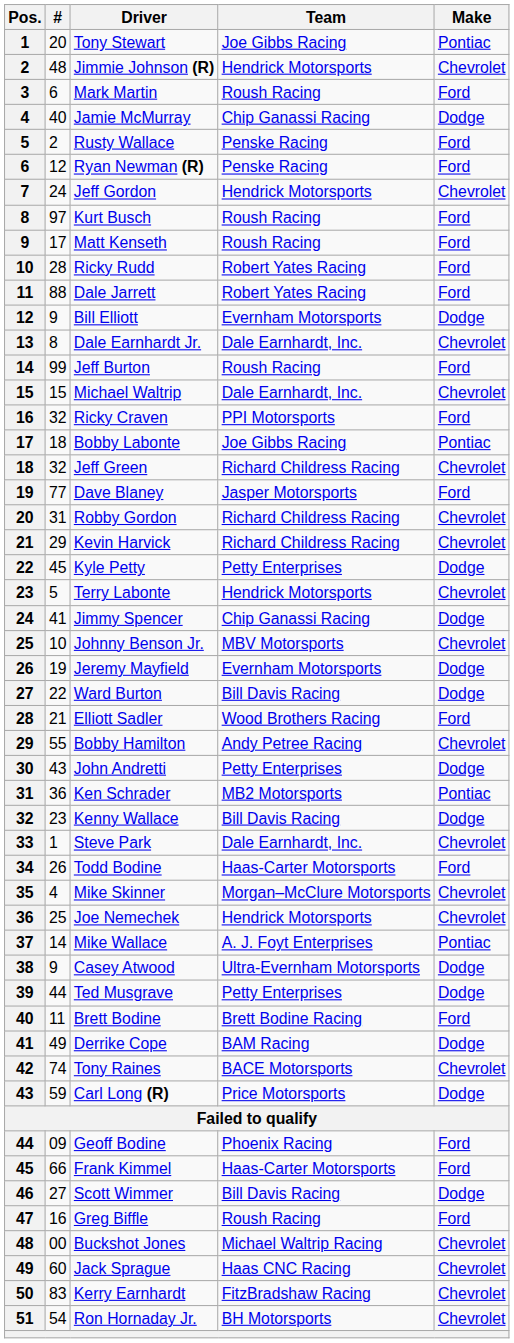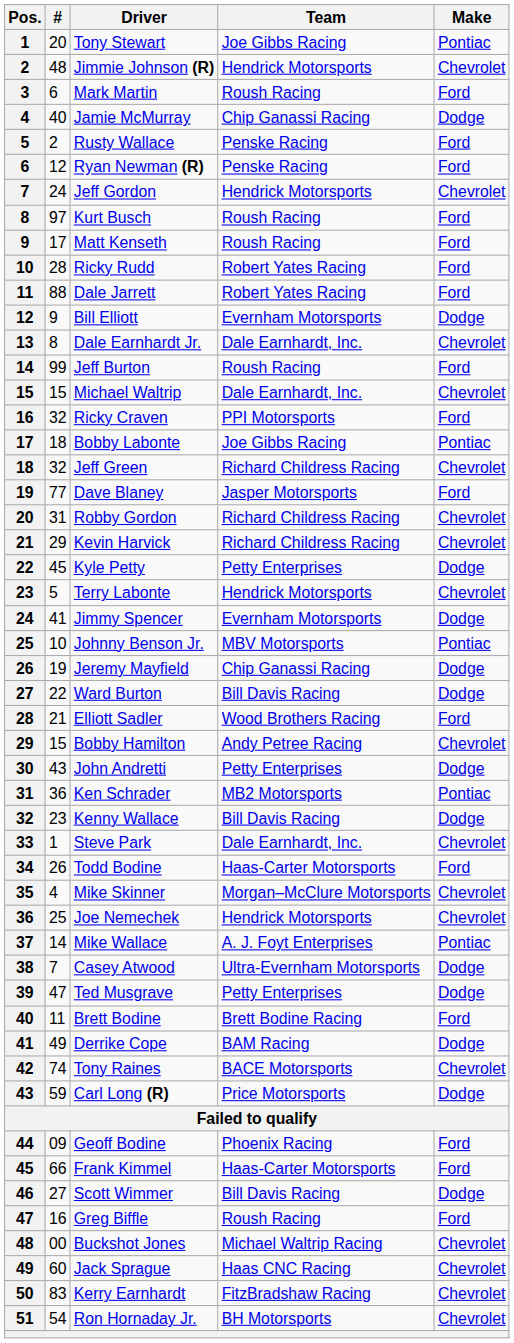(296, 618) Chip Ganassi Racing -> (302, 618) Evernham Motorsports
(472, 643) Chevrolet -> (464, 643) Pontiac
(302, 668) Evernham Motorsports -> (296, 668) Chip Ganassi Racing
(58, 743) 55 -> (58, 743) 15
(53, 968) 9 -> (53, 968) 7
(58, 993) 44 -> (58, 993) 47
